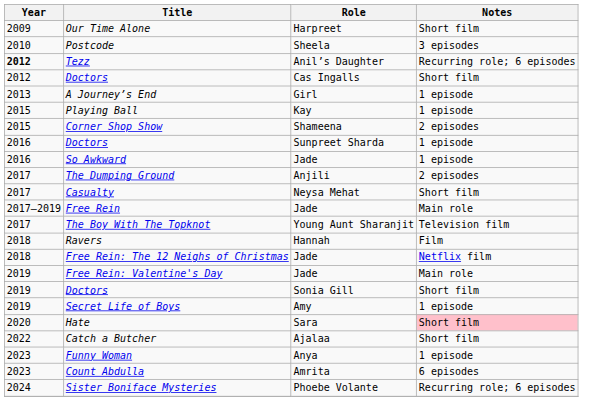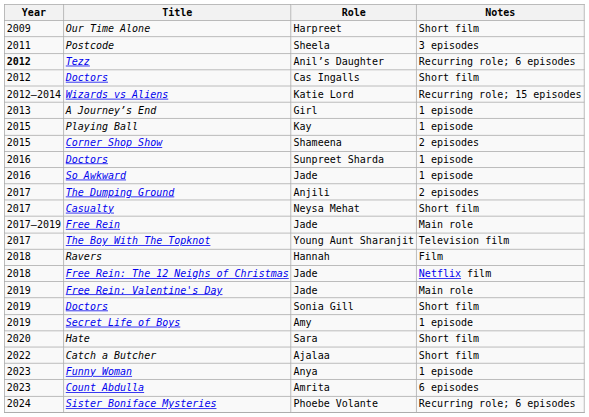(19, 45) 2010 -> (19, 45) 2011
+ row: (117, 94)
(449, 323) pink background -> (449, 339) no background
